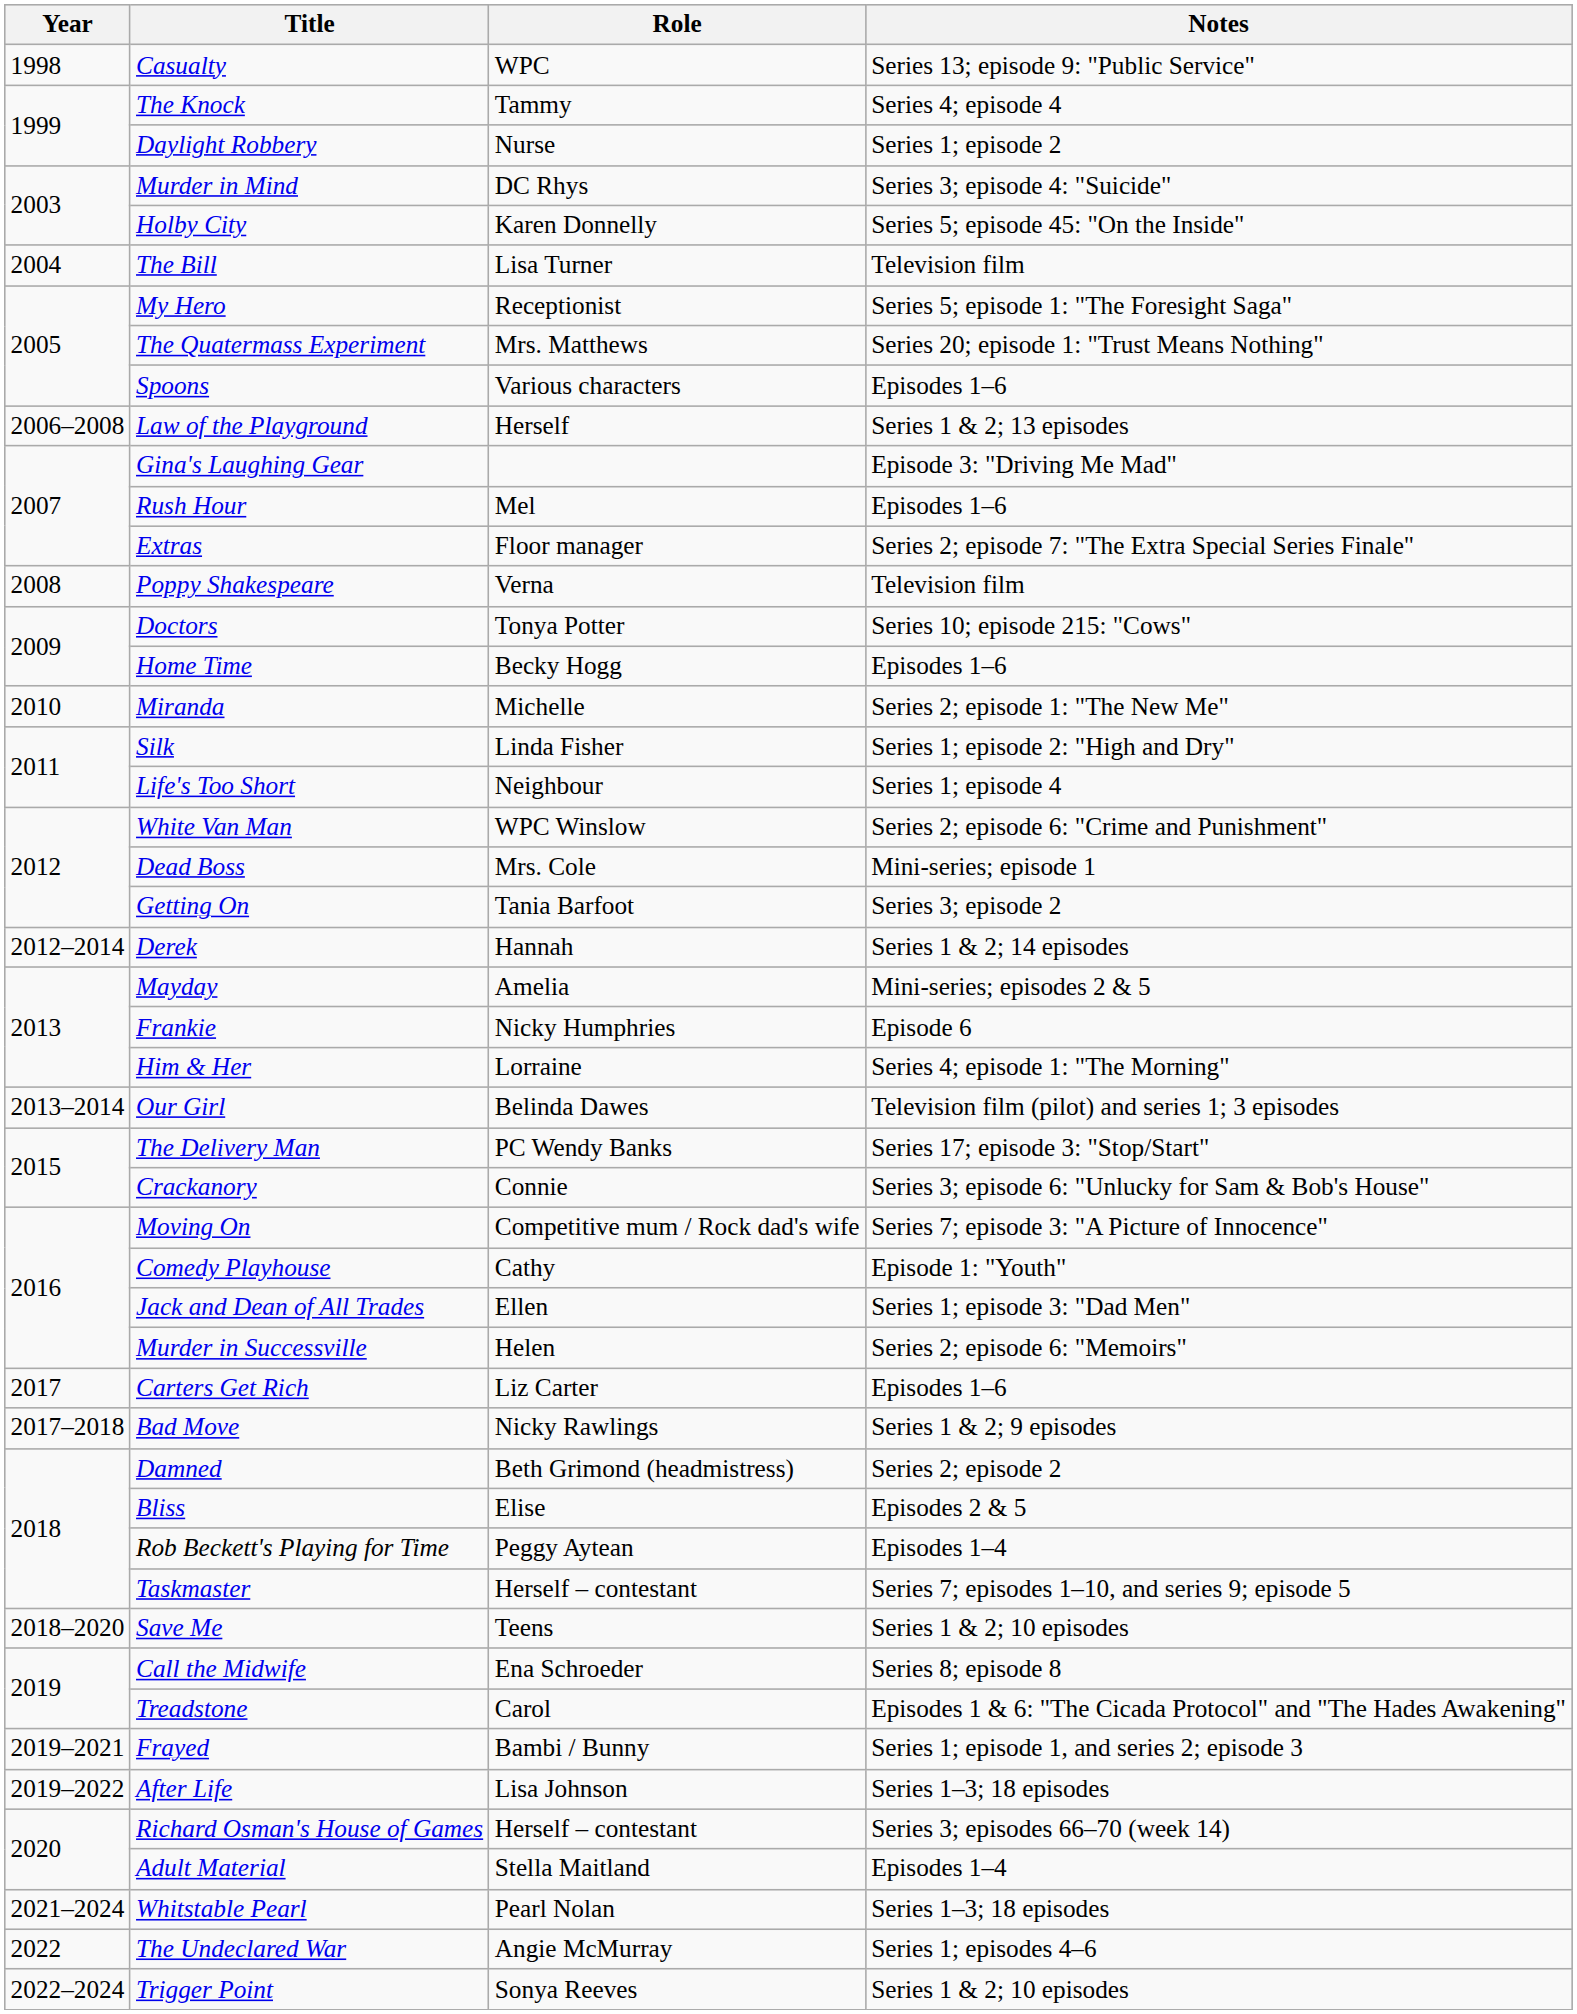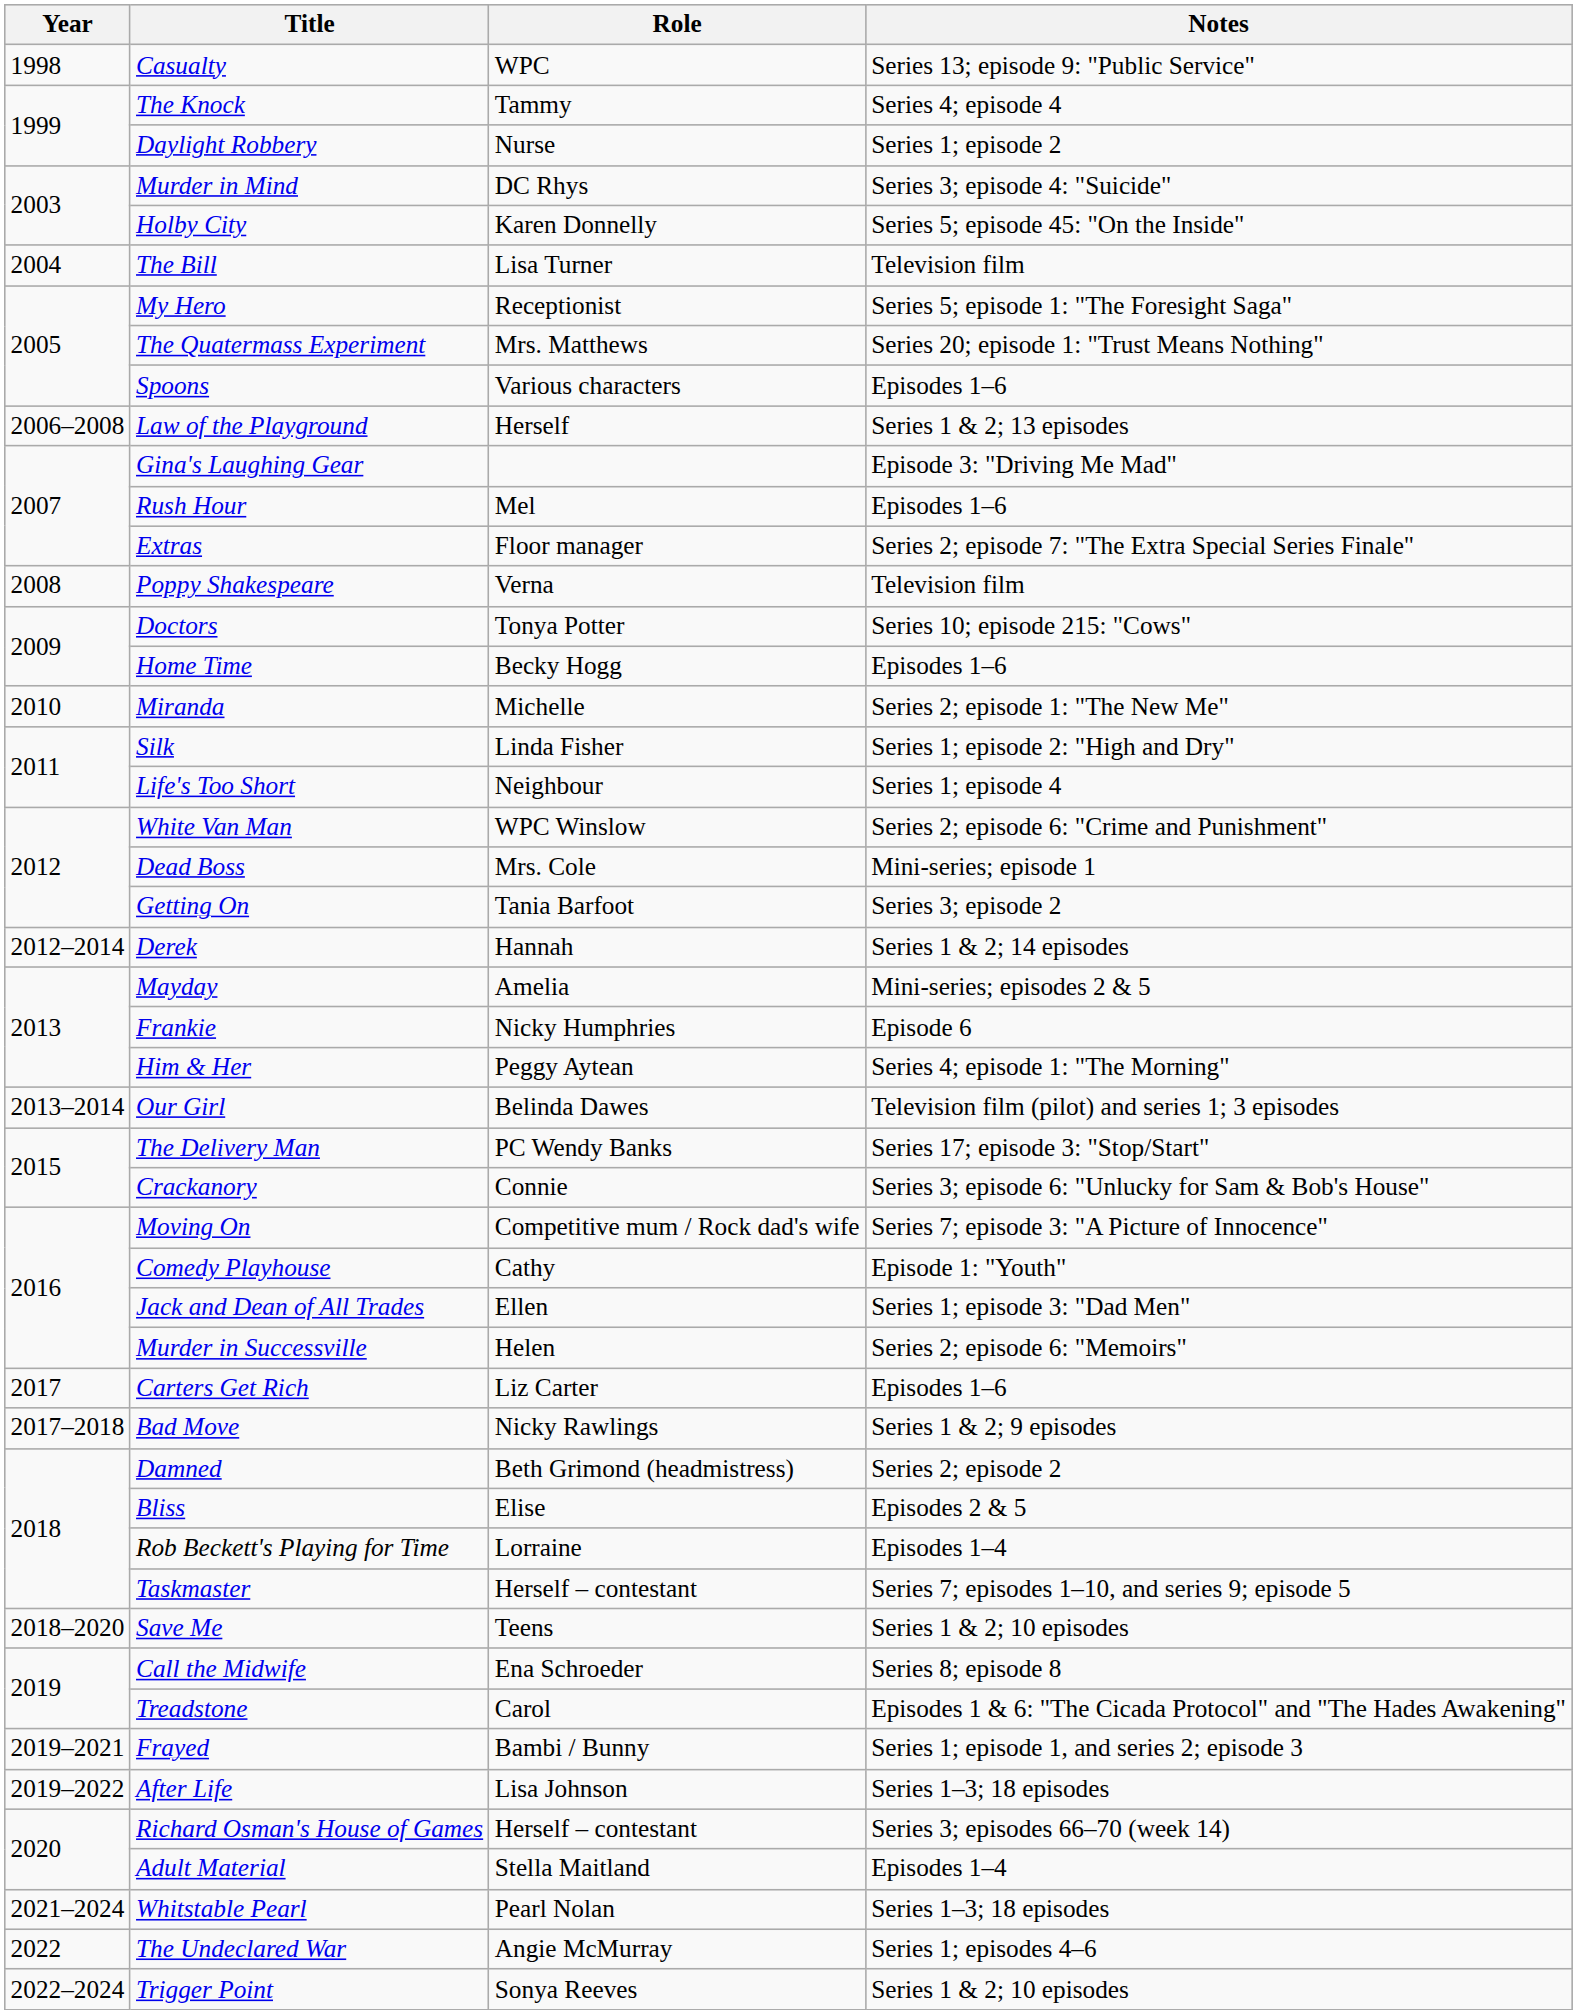(538, 1066) Lorraine -> (564, 1066) Peggy Aytean
(564, 1548) Peggy Aytean -> (538, 1548) Lorraine
